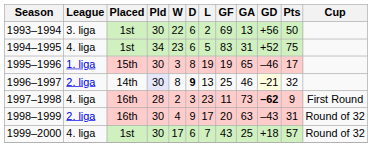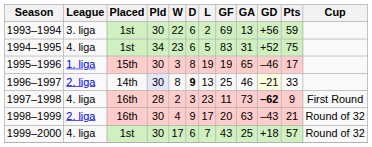(292, 30) 50 -> (292, 30) 59
(292, 82) 32 -> (292, 82) 33
(292, 116) 31 -> (292, 116) 21
